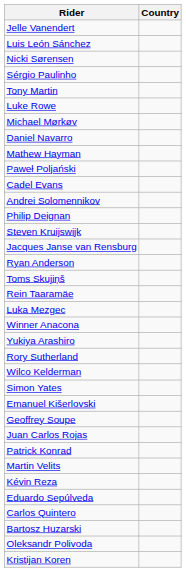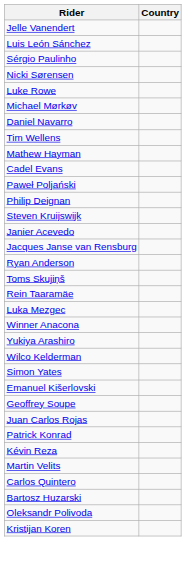rows swapped: (41, 75) <-> (40, 59)
- row: (32, 91)
+ row: (33, 137)
rows swapped: (41, 169) <-> (35, 184)
- row: (53, 200)
+ row: (40, 231)
- row: (42, 356)
rows swapped: (32, 482) <-> (34, 466)
- row: (50, 497)
